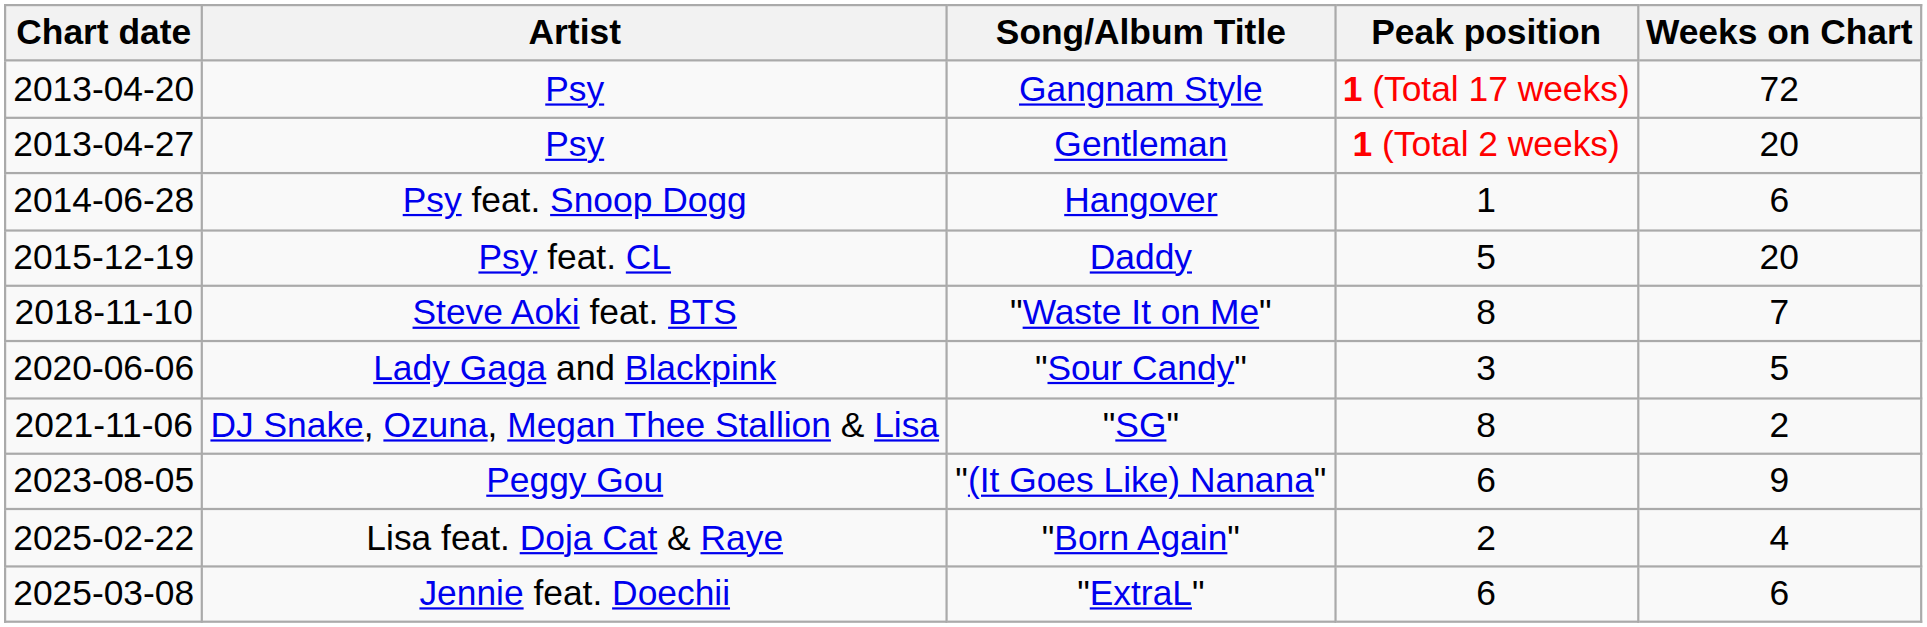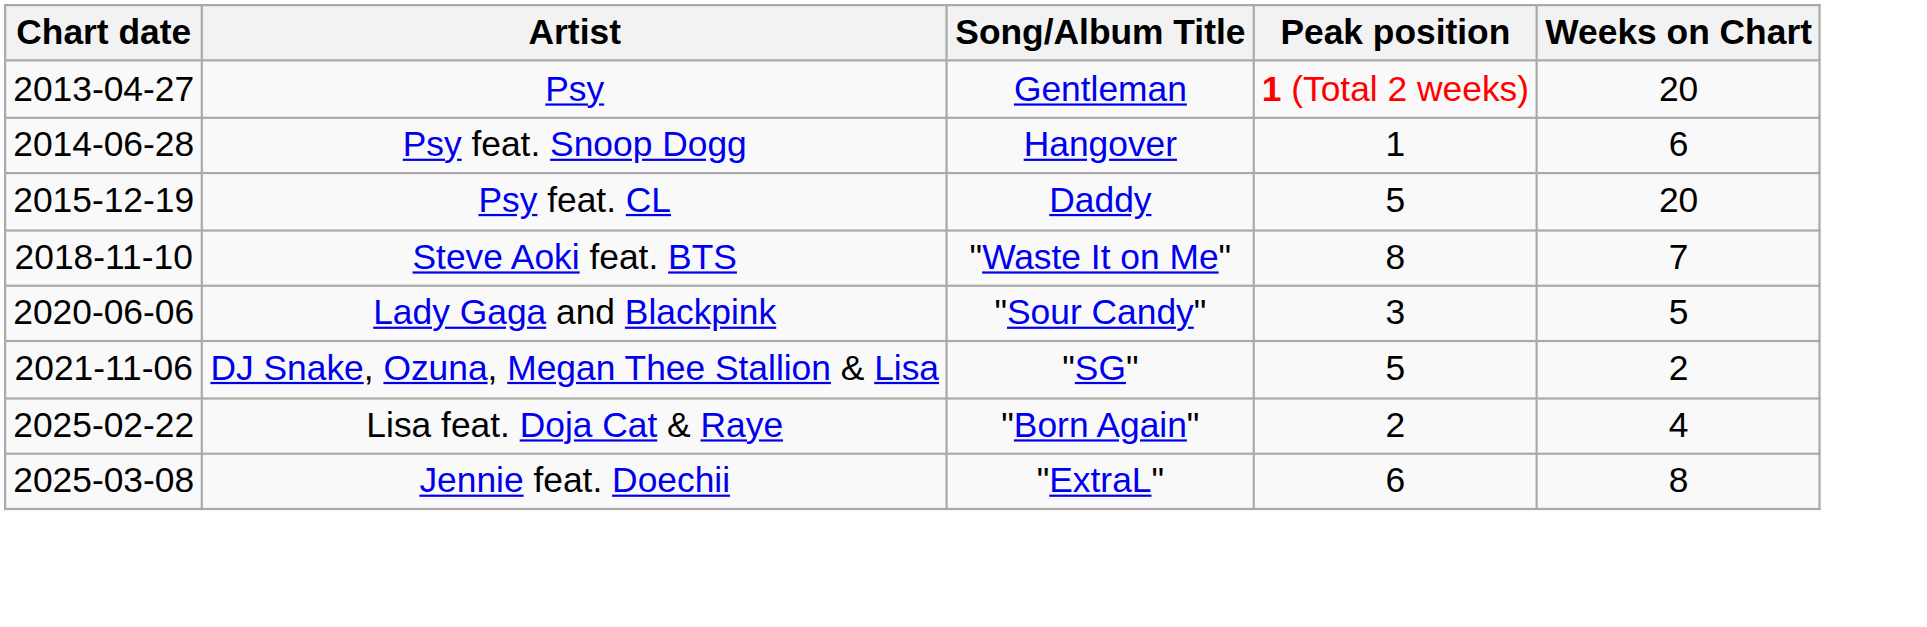- row: (1141, 88)
(1486, 425) 8 -> (1395, 369) 5
- row: (1141, 481)
(1779, 593) 6 -> (1679, 481) 8
